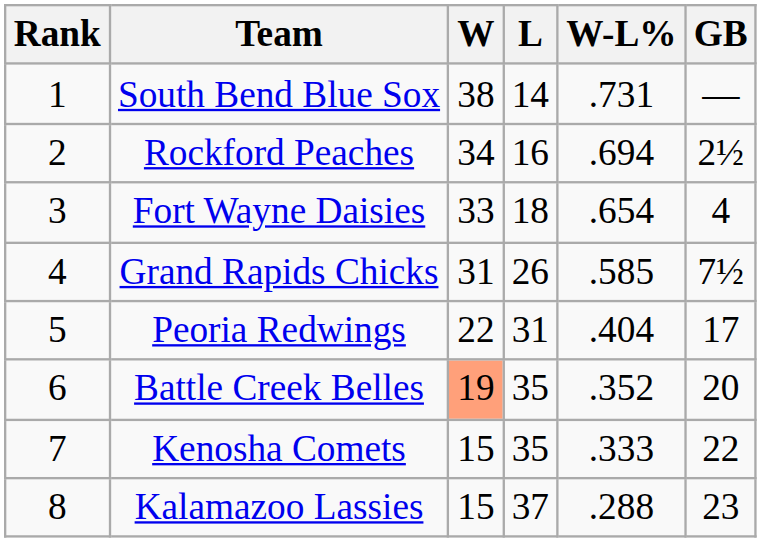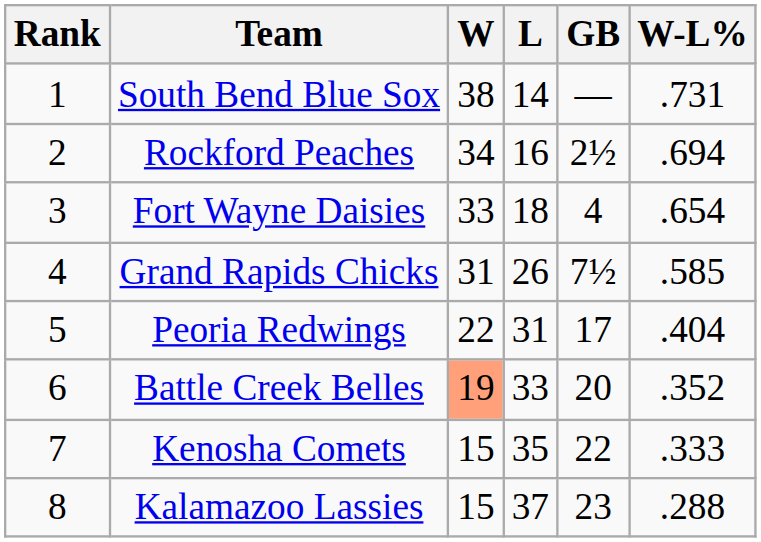columns swapped: (621, 34) <-> (721, 34)
(530, 388) 35 -> (530, 388) 33
